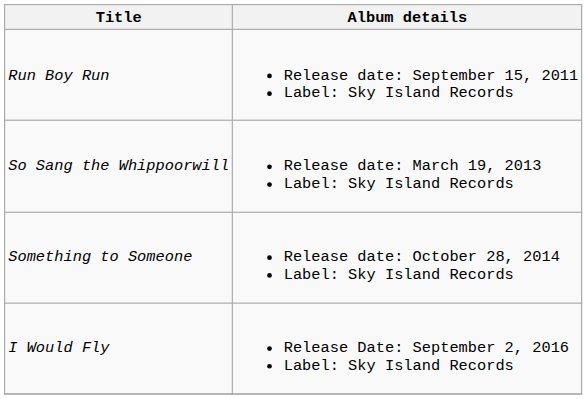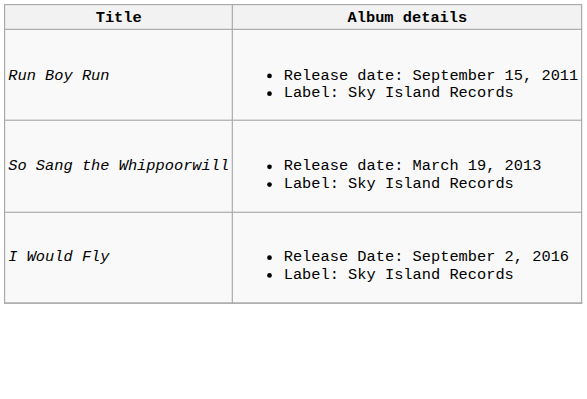- row: (100, 257)
